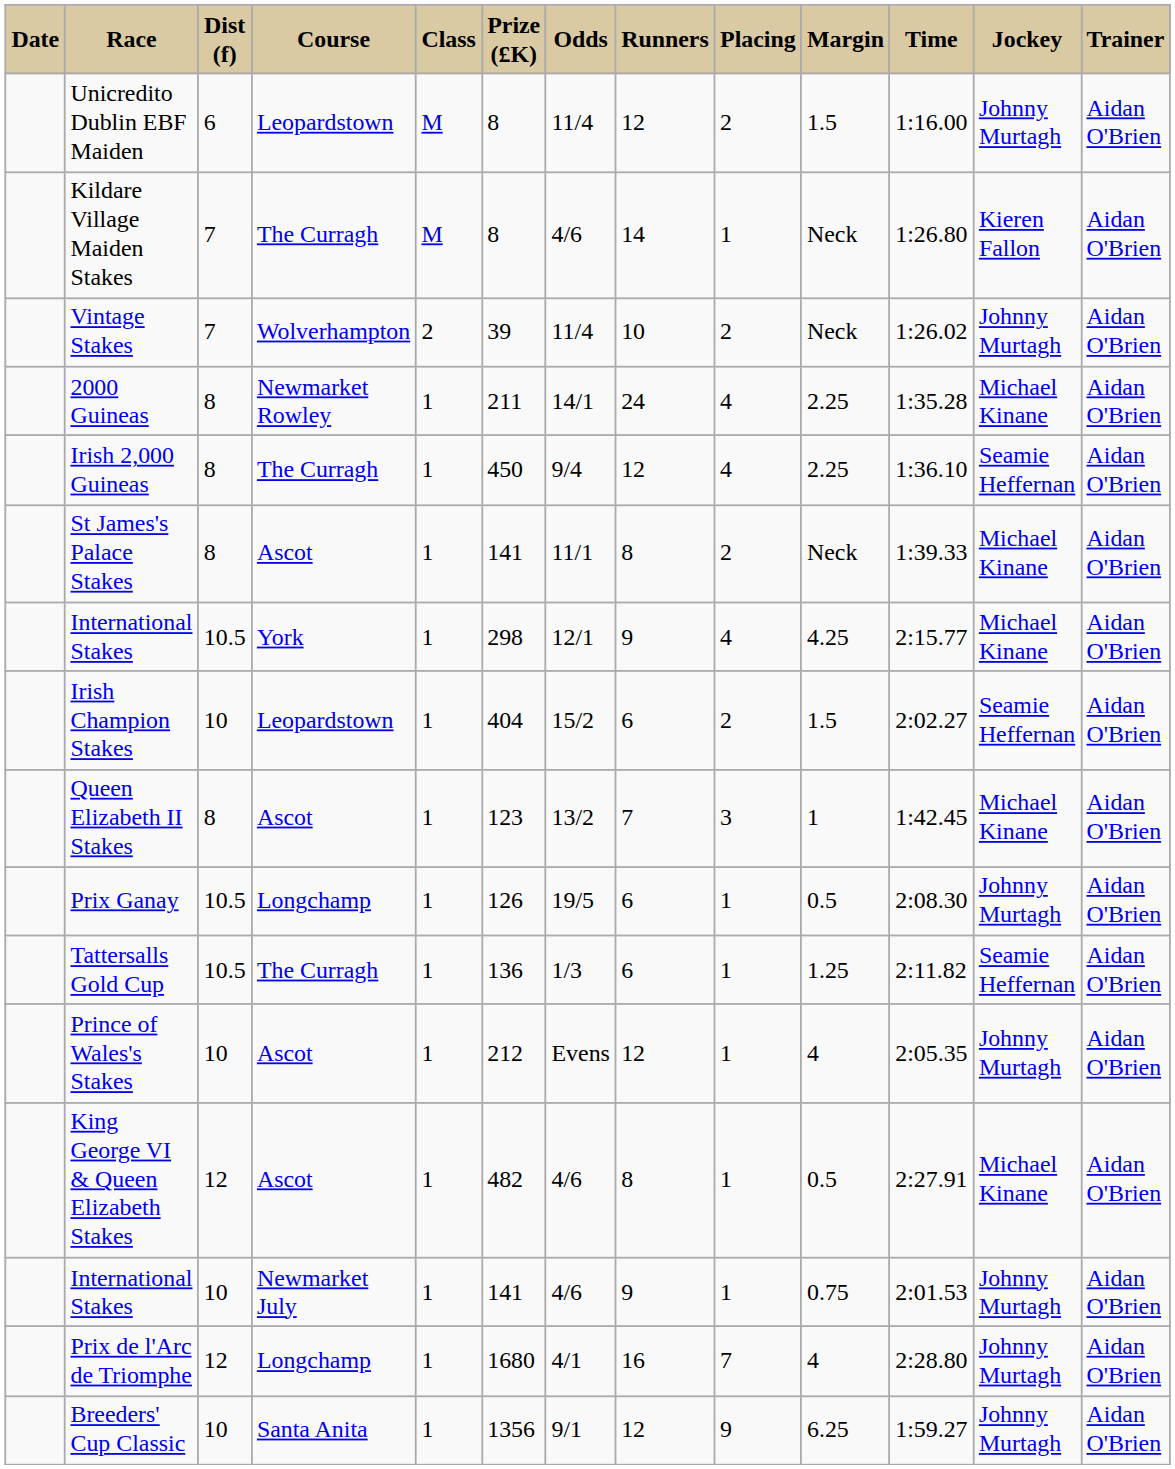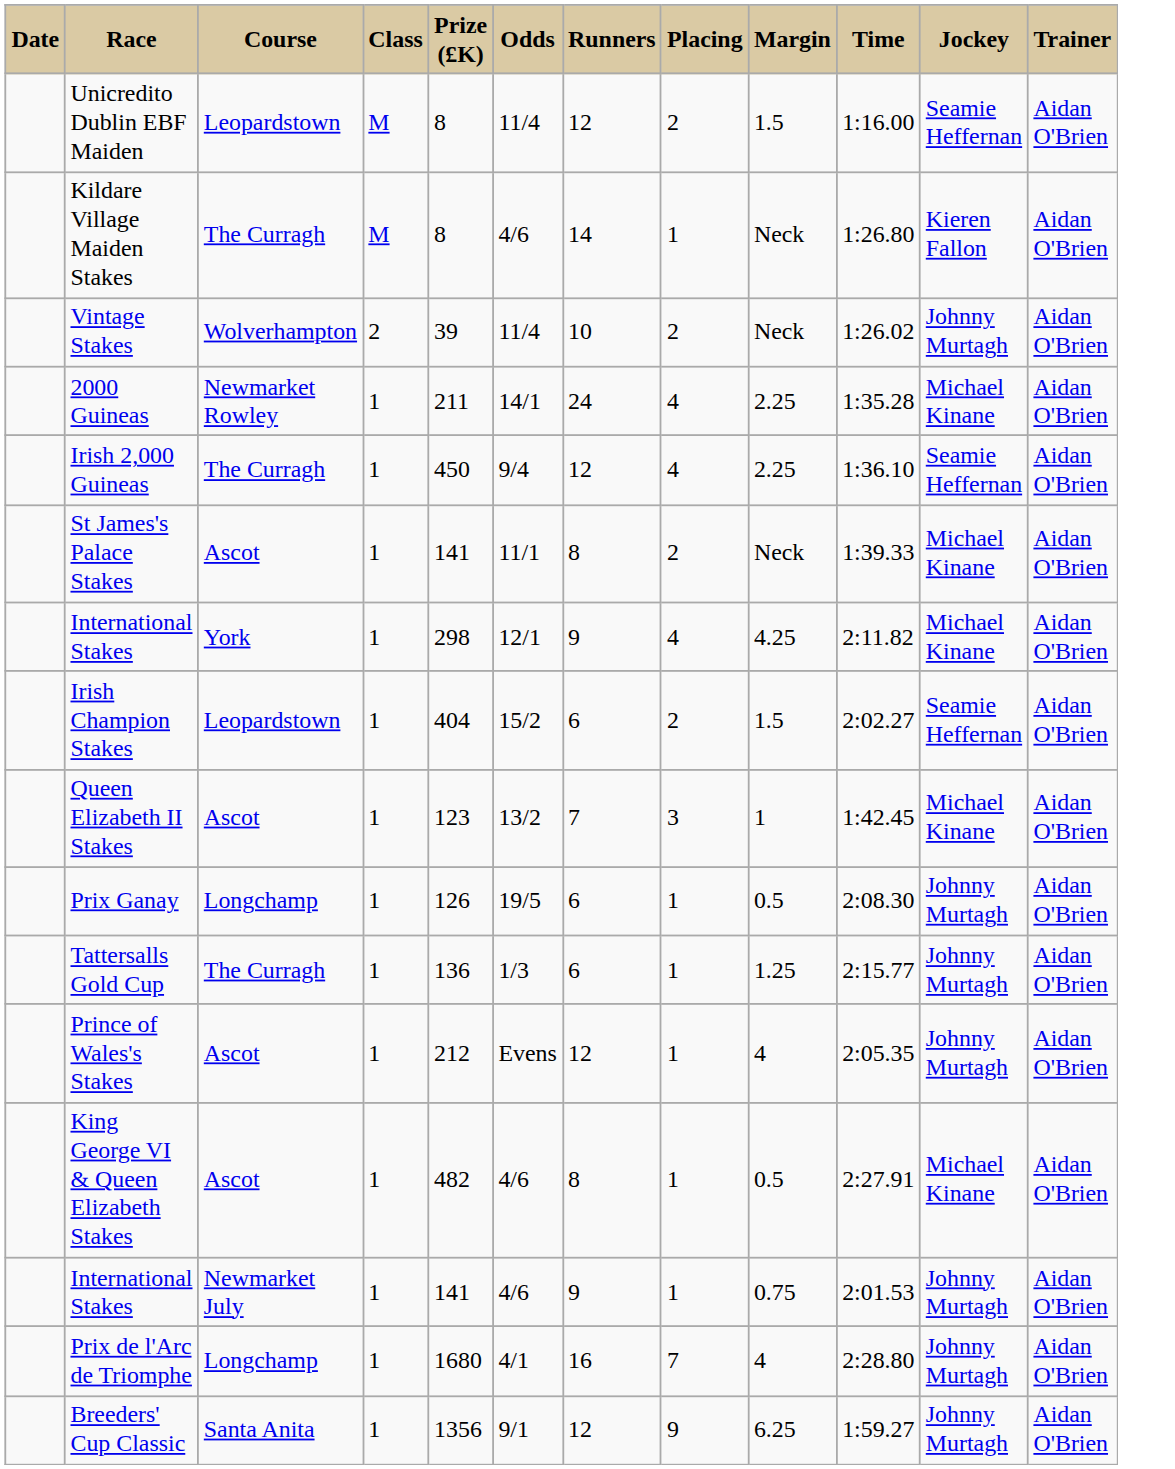- column: (225, 39)
(1020, 122) Johnny Murtagh -> (974, 122) Seamie Heffernan
(931, 636) 2:15.77 -> (878, 636) 2:11.82
(931, 969) 2:11.82 -> (878, 969) 2:15.77
(1027, 969) Seamie Heffernan -> (967, 969) Johnny Murtagh
